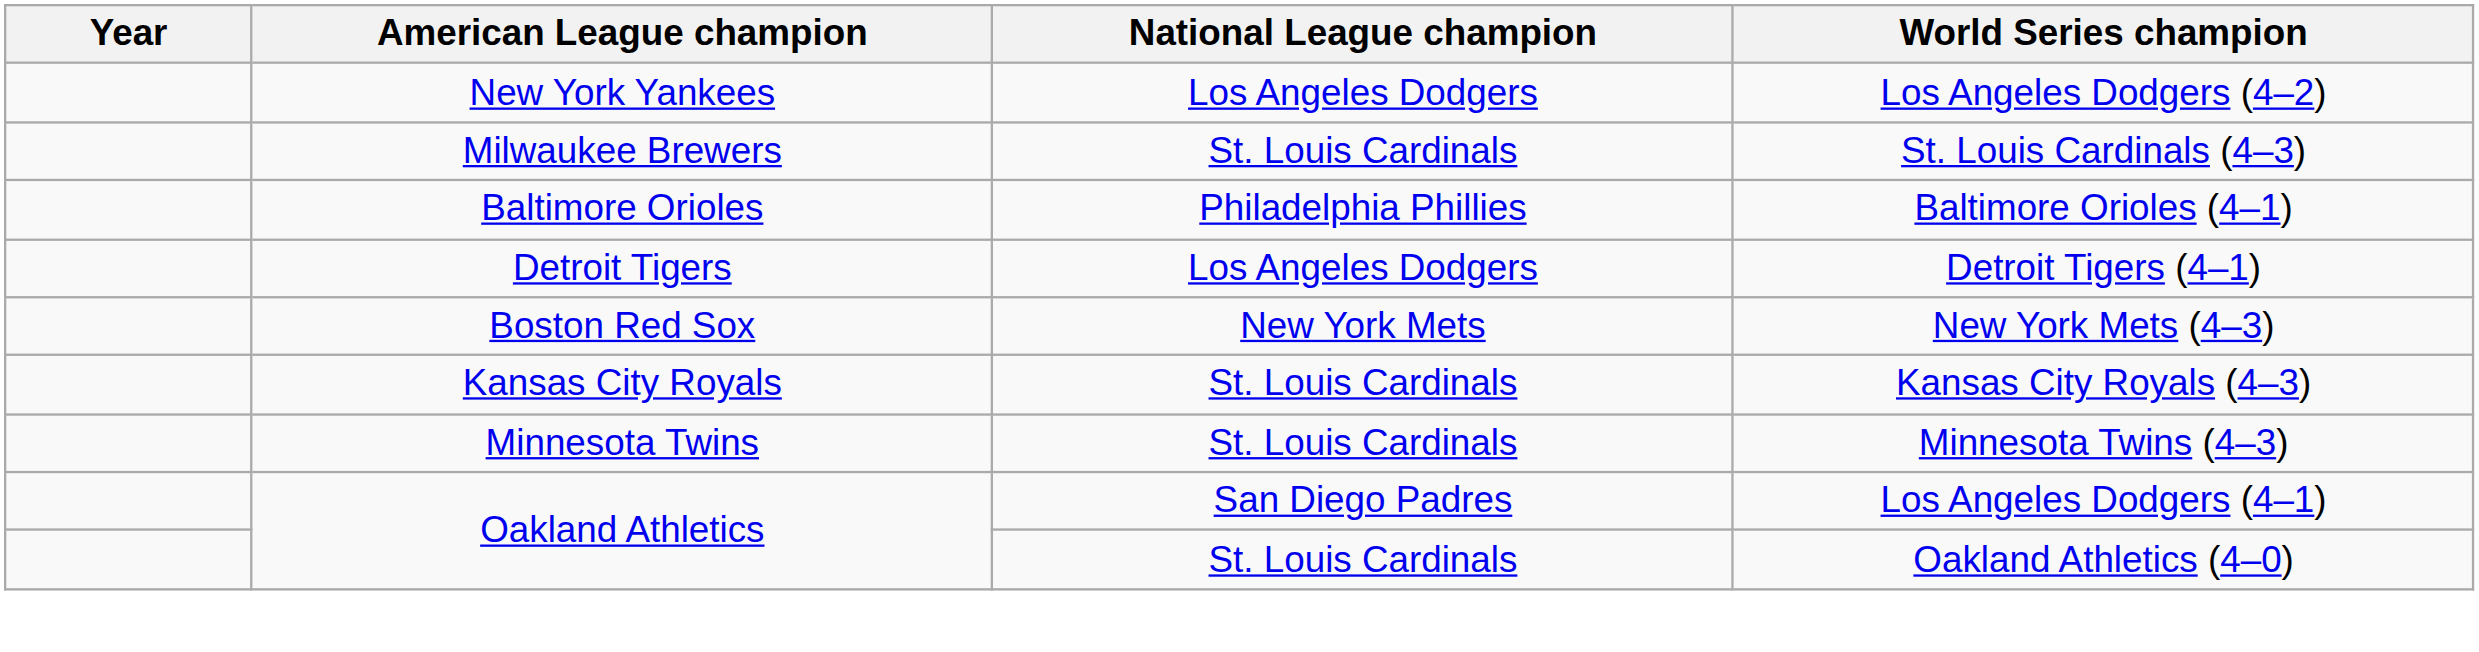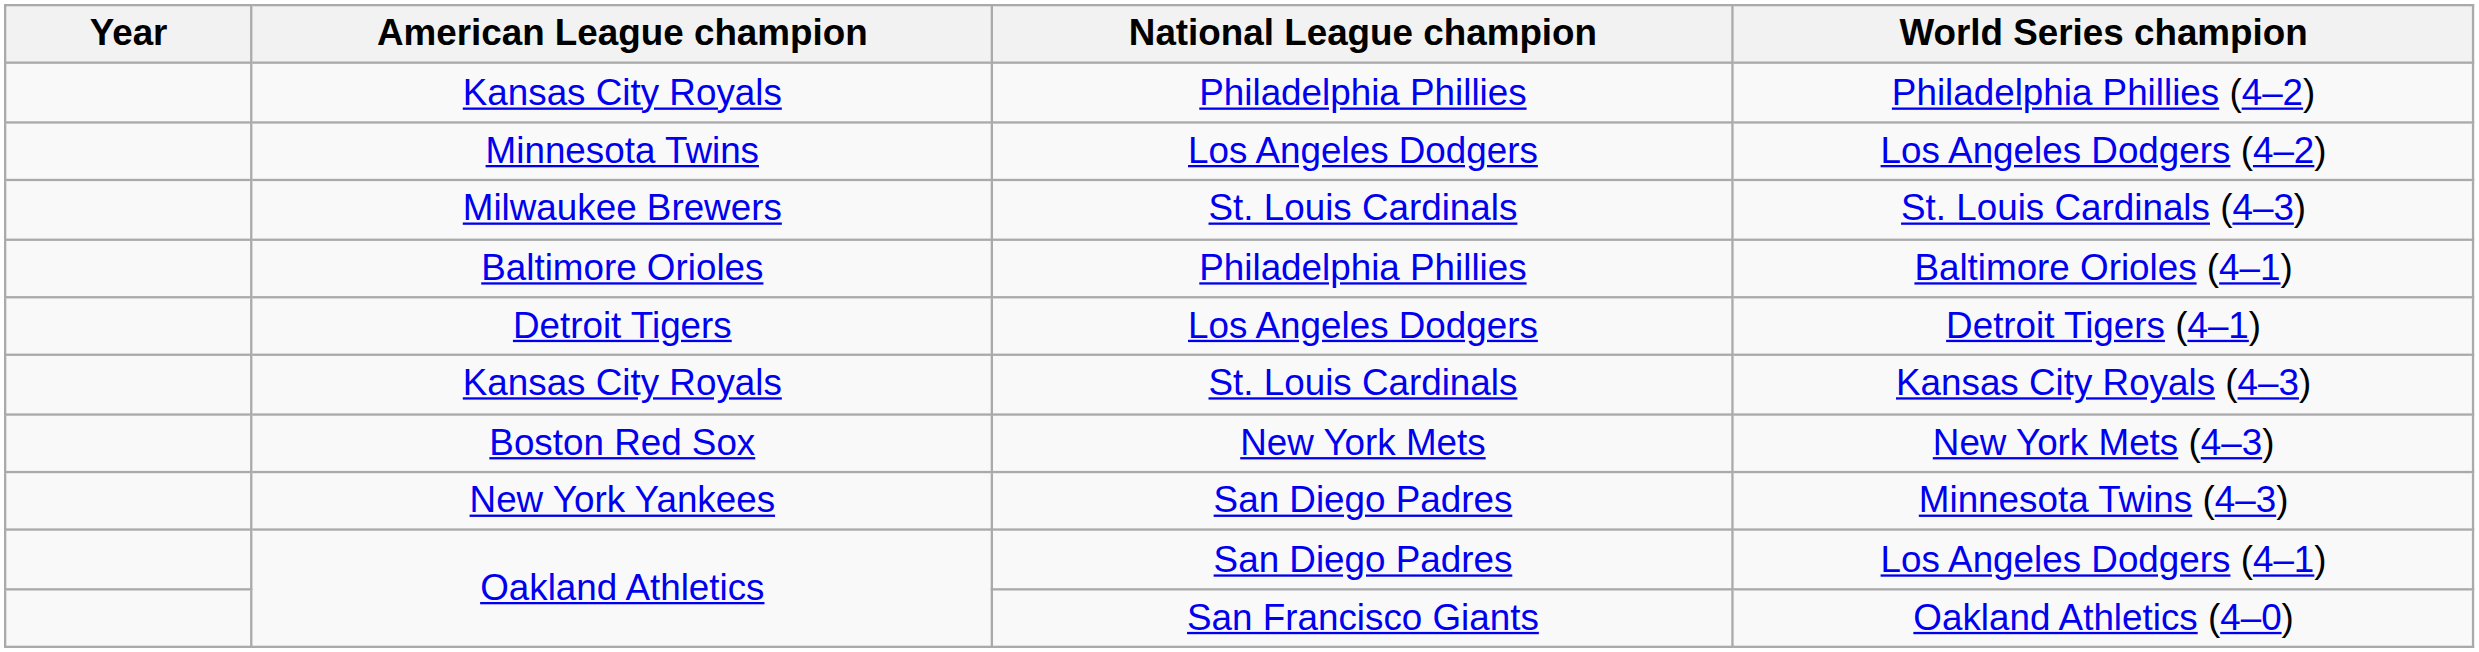+ row: (2104, 92)
(622, 92) New York Yankees -> (622, 150) Minnesota Twins
rows swapped: (2104, 383) <-> (2104, 325)
(622, 442) Minnesota Twins -> (622, 500) New York Yankees
(1363, 442) St. Louis Cardinals -> (1363, 500) San Diego Padres
(1363, 558) St. Louis Cardinals -> (1363, 617) San Francisco Giants
